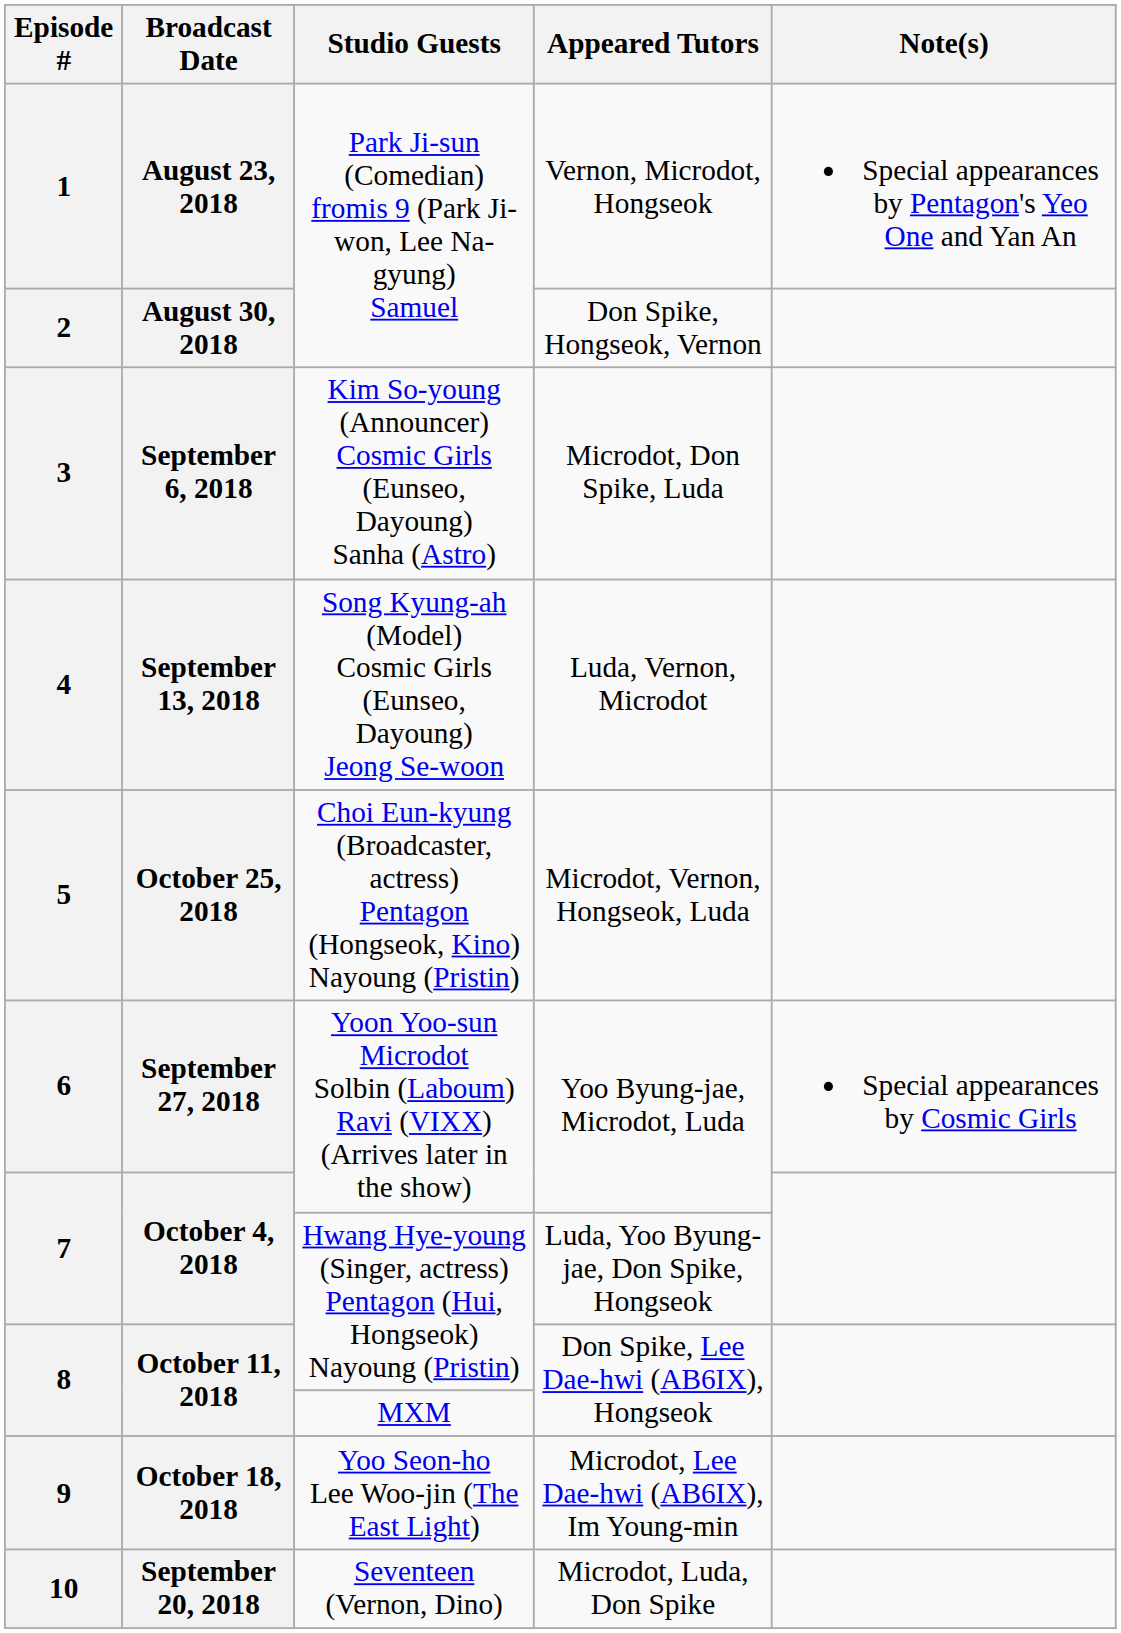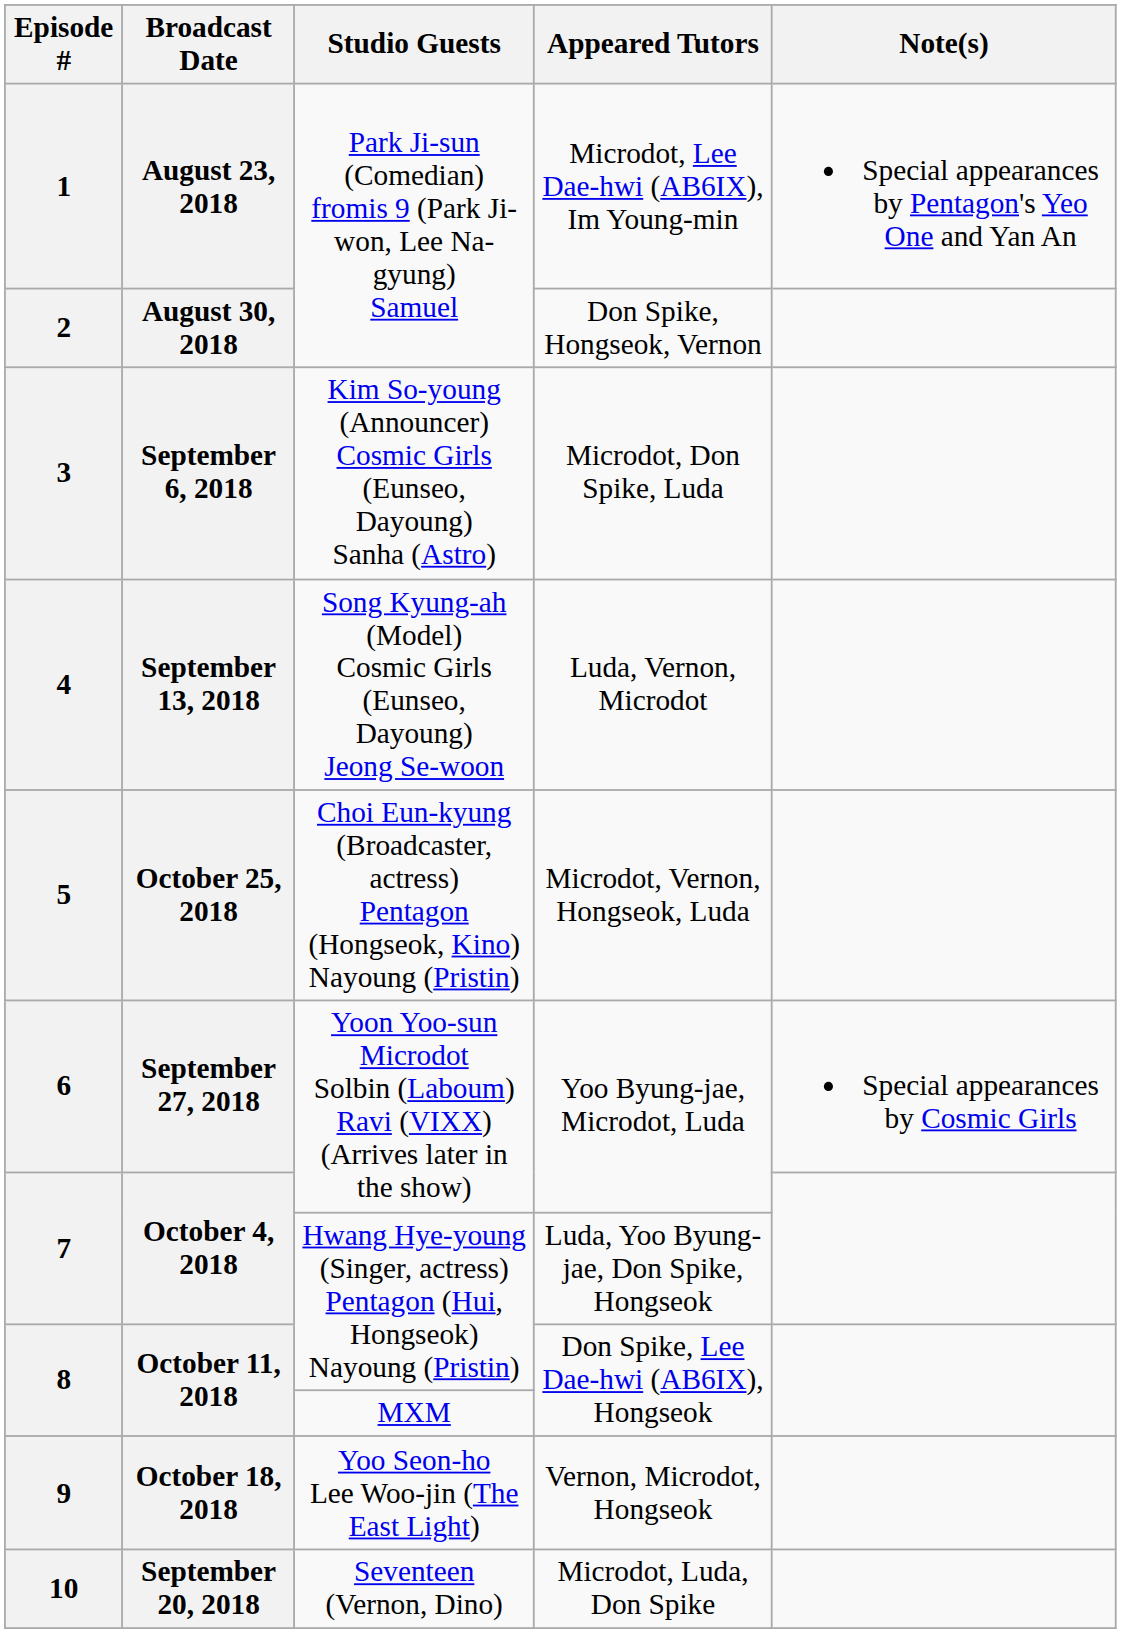(653, 185) Vernon, Microdot, Hongseok -> (653, 185) Microdot, Lee Dae-hwi (AB6IX), Im Young-min
(653, 1492) Microdot, Lee Dae-hwi (AB6IX), Im Young-min -> (653, 1492) Vernon, Microdot, Hongseok
